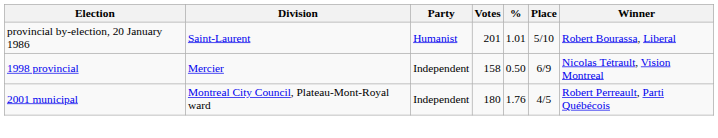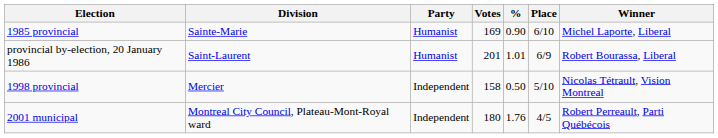+ row: (43, 31)
(544, 37) 5/10 -> (544, 55) 6/9
(544, 68) 6/9 -> (544, 86) 5/10
